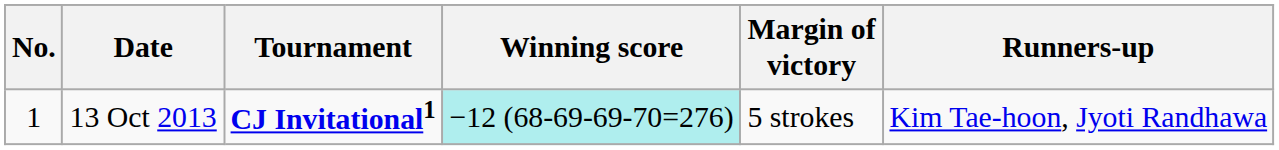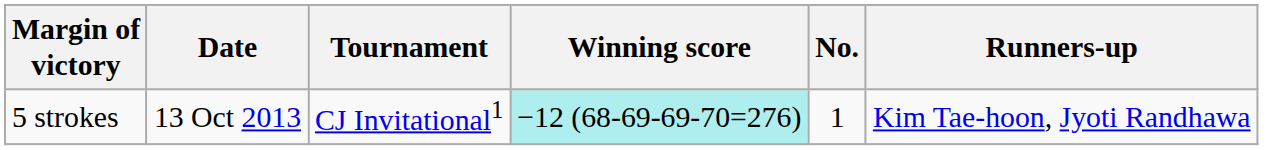columns swapped: (34, 46) <-> (812, 46)
(333, 116) bold -> (409, 116) normal
